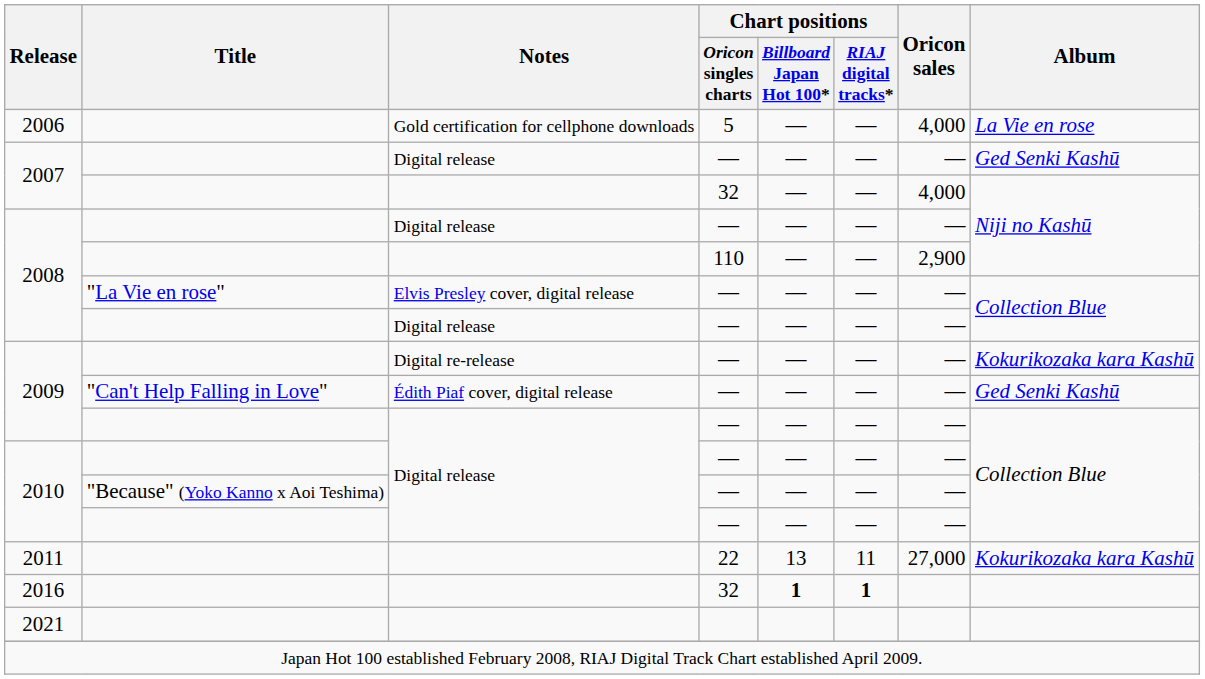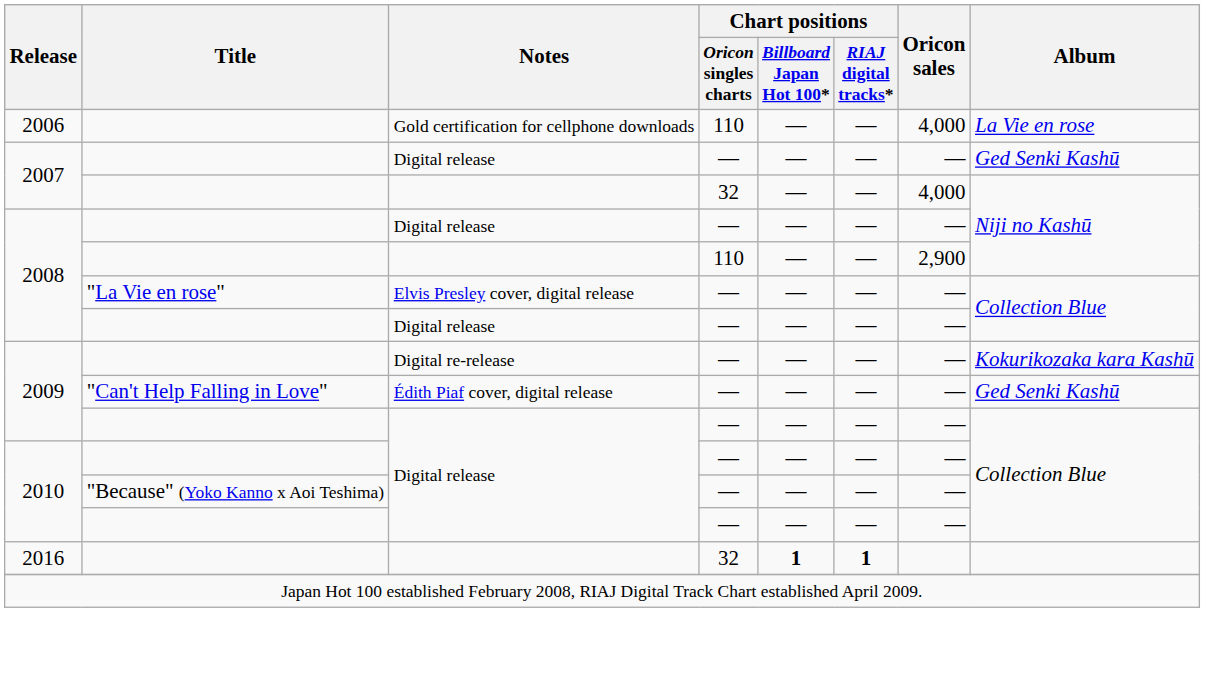(729, 125) 5 -> (729, 125) 110
- row: (43, 557)
- row: (43, 624)
